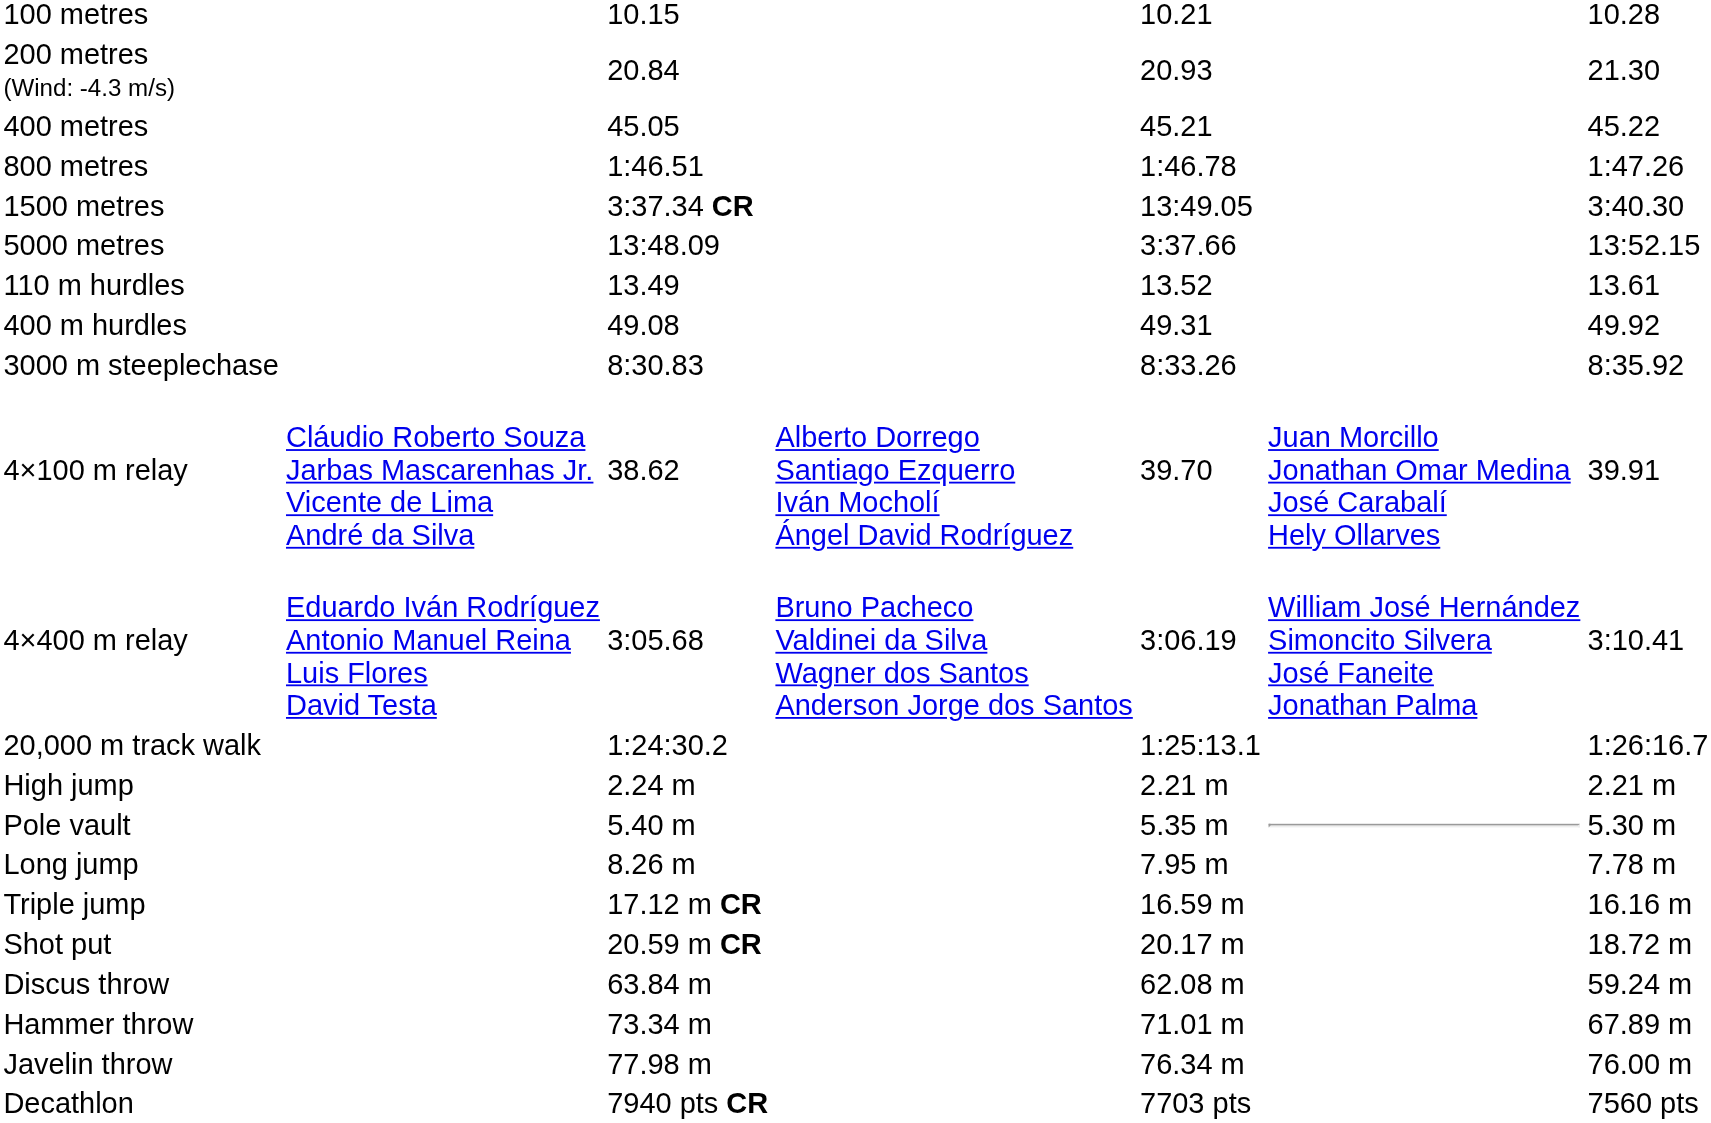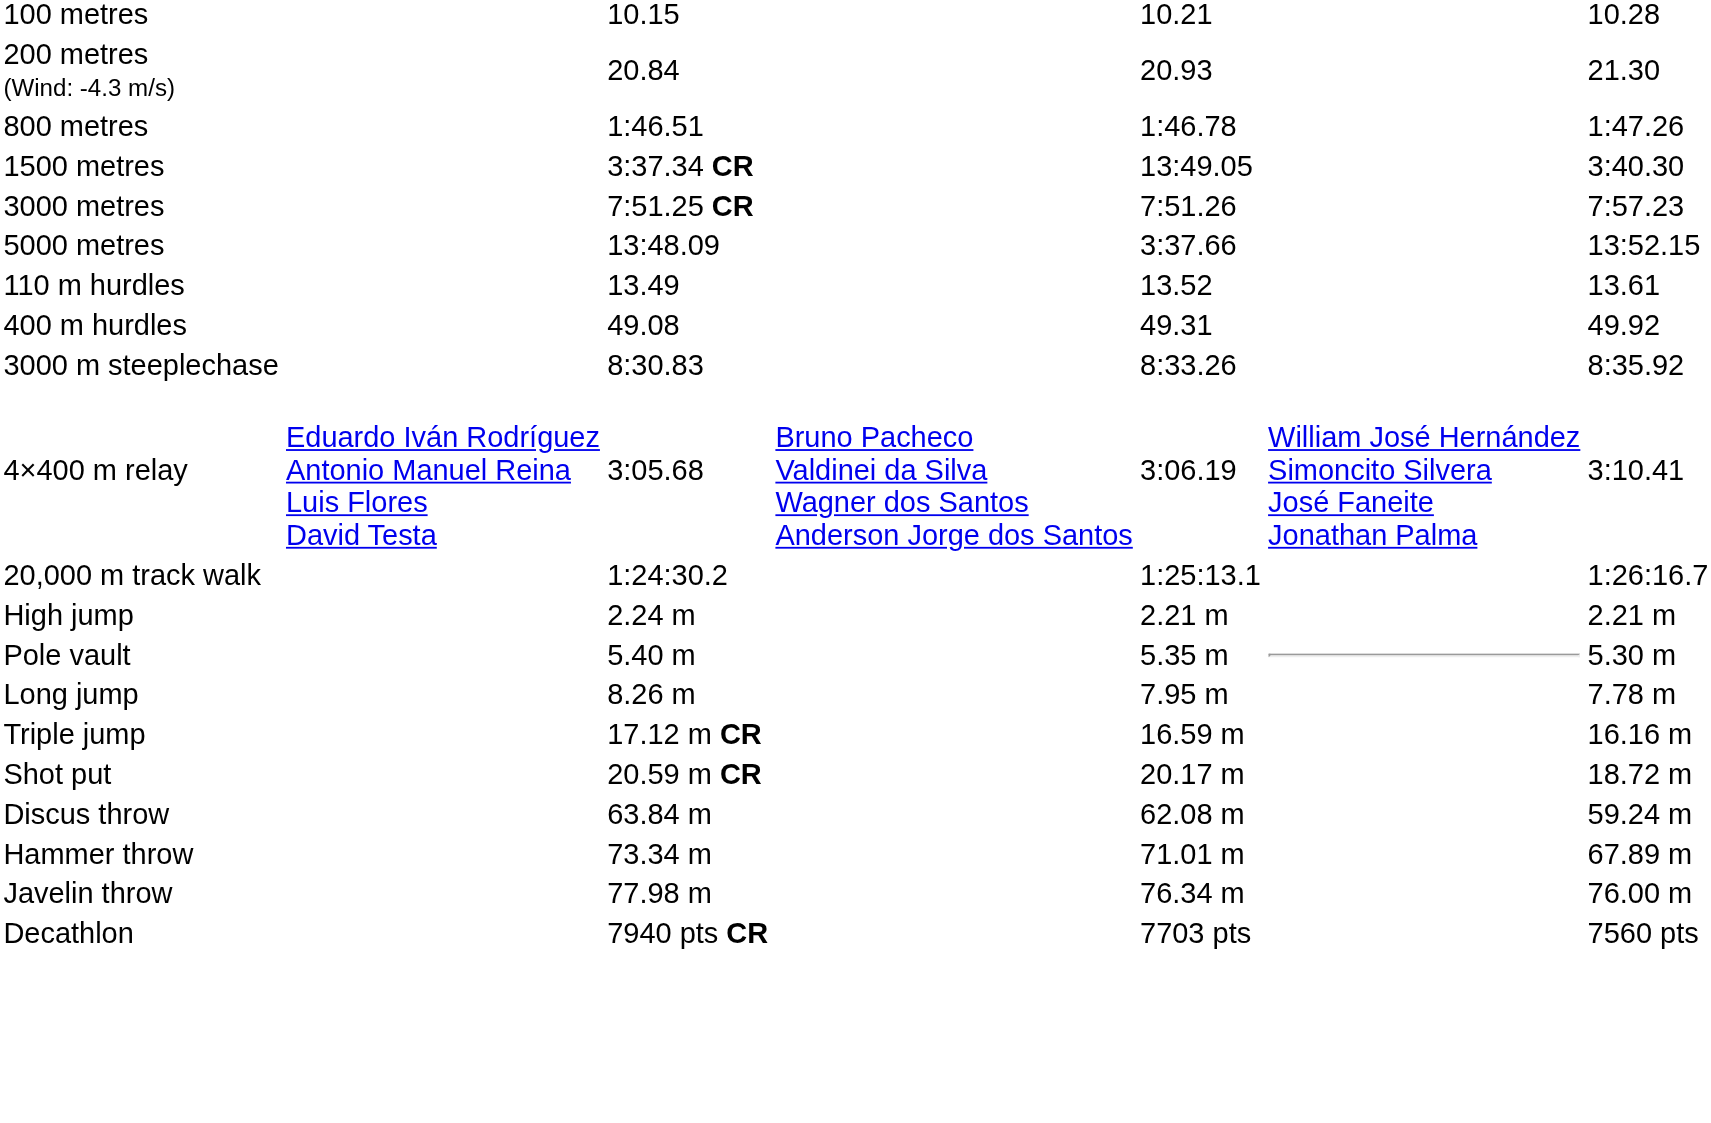- row: (76, 126)
+ row: (84, 206)
- row: (96, 470)
